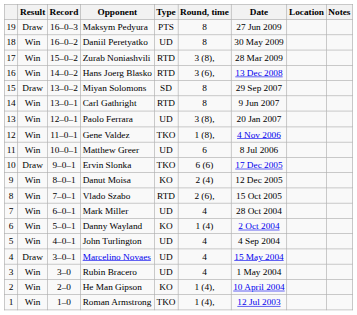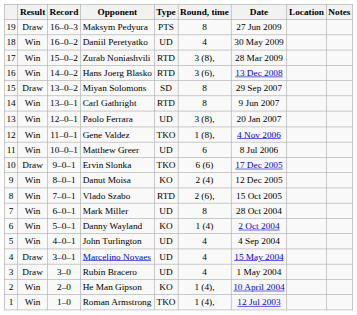(204, 42) 8 -> (204, 42) 4
(204, 211) 4 -> (204, 211) 8
(33, 272) Win -> (33, 272) Draw
